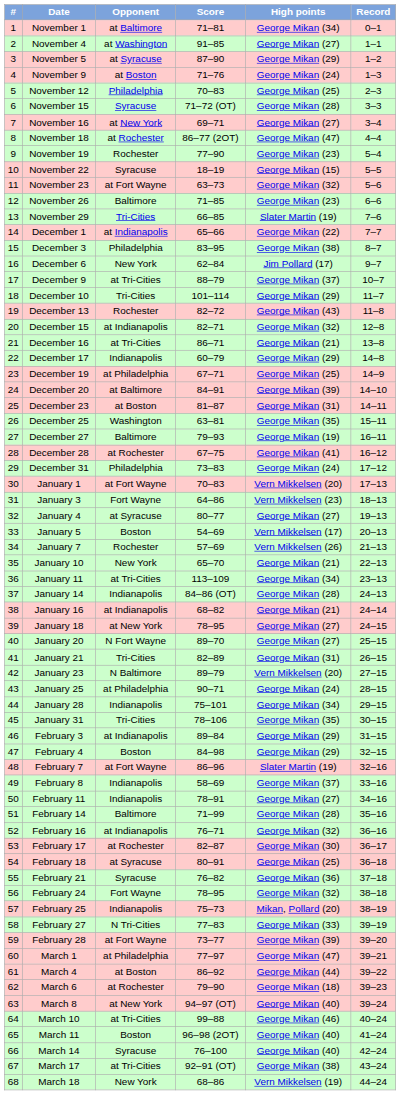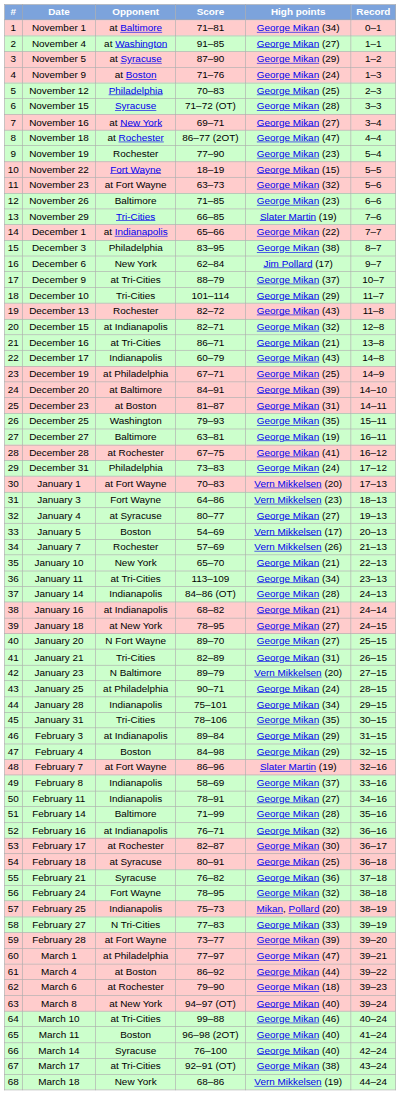(136, 169) Syracuse -> (136, 169) Fort Wayne
(298, 358) George Mikan (29) -> (298, 358) George Mikan (43)
(210, 421) 63–81 -> (210, 421) 79–93
(210, 437) 79–93 -> (210, 437) 63–81
